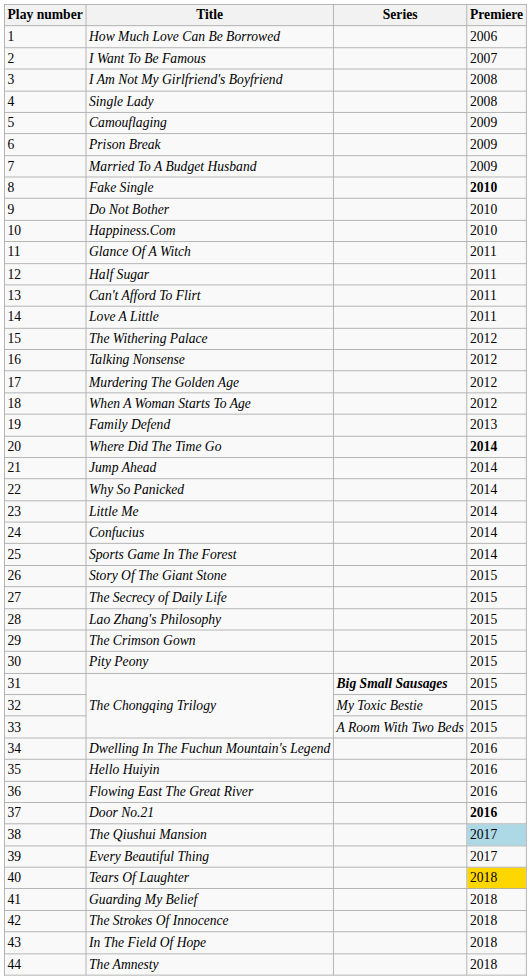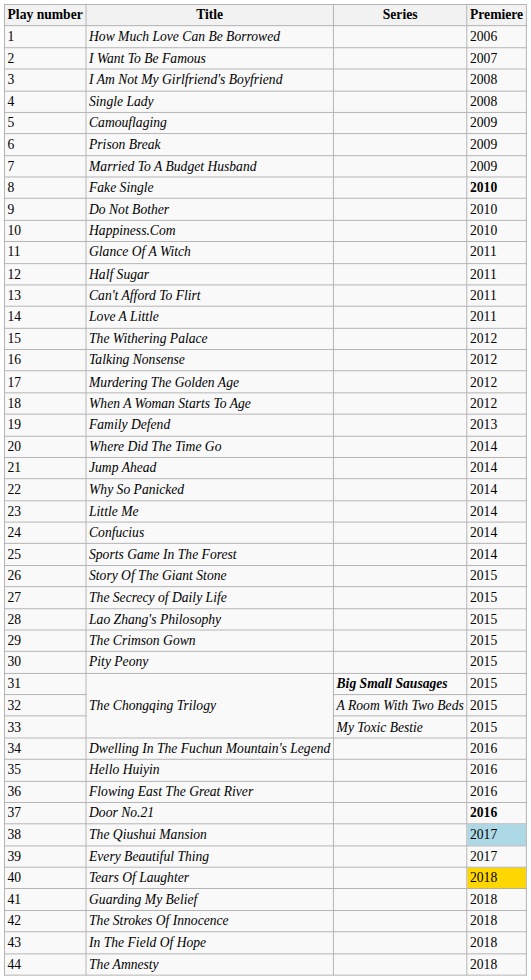(484, 446) bold -> (484, 446) normal
(380, 705) My Toxic Bestie -> (400, 705) A Room With Two Beds
(400, 727) A Room With Two Beds -> (380, 727) My Toxic Bestie
